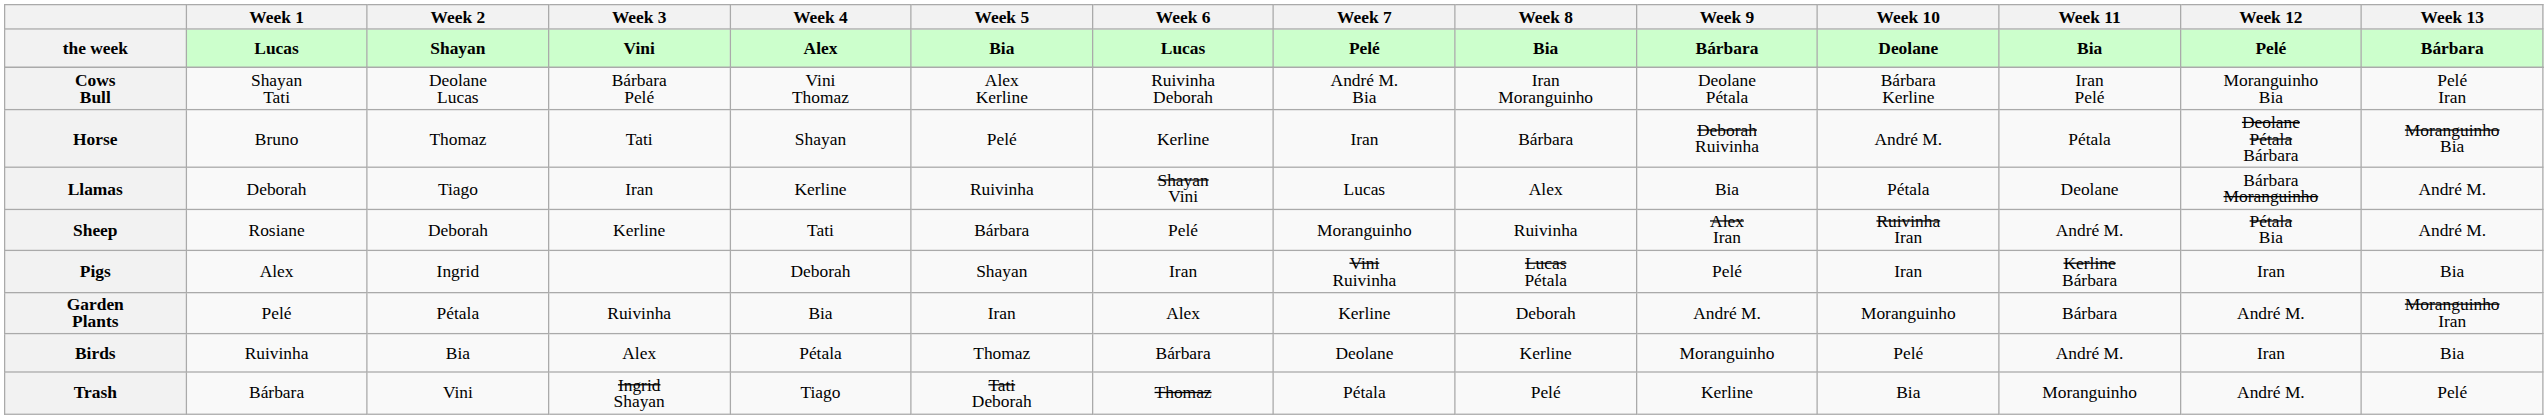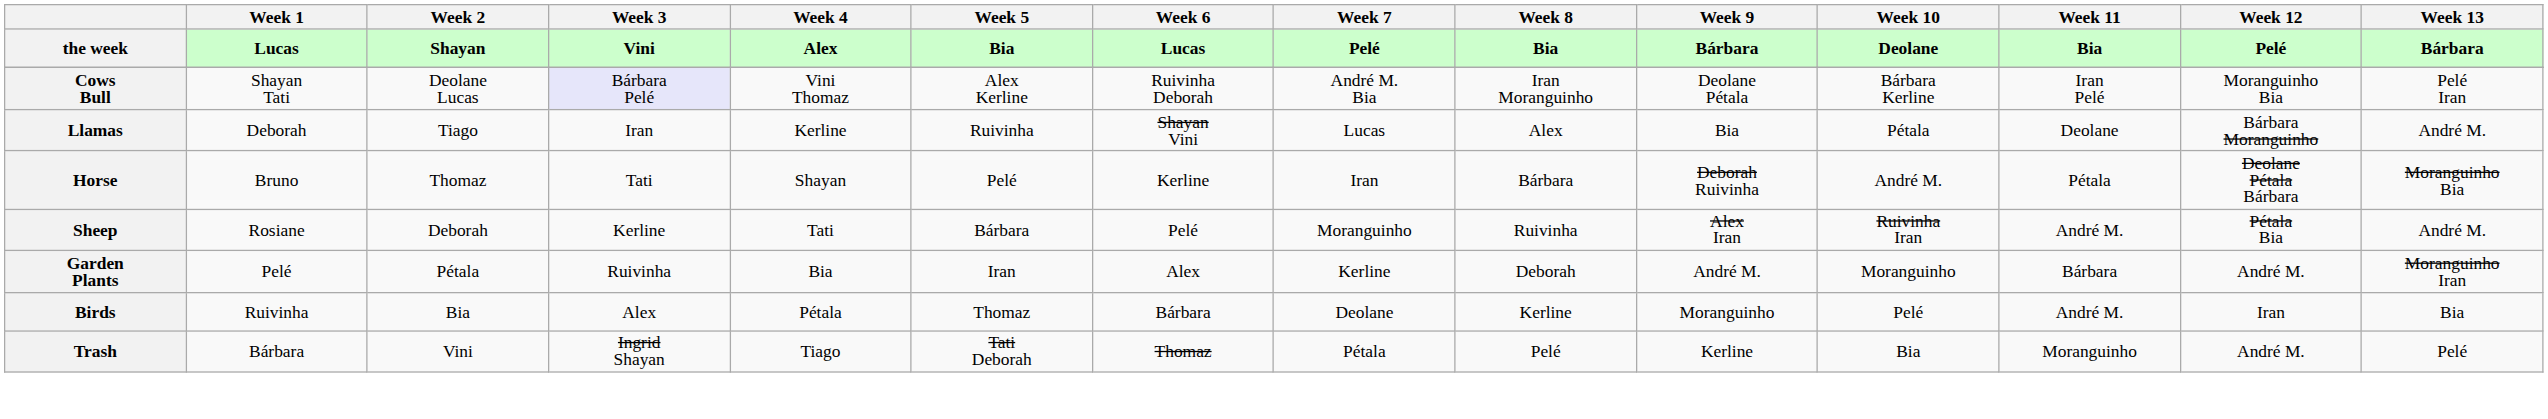(639, 88) no background -> (639, 88) lavender background
rows swapped: (95, 138) <-> (95, 188)
- row: (95, 271)
